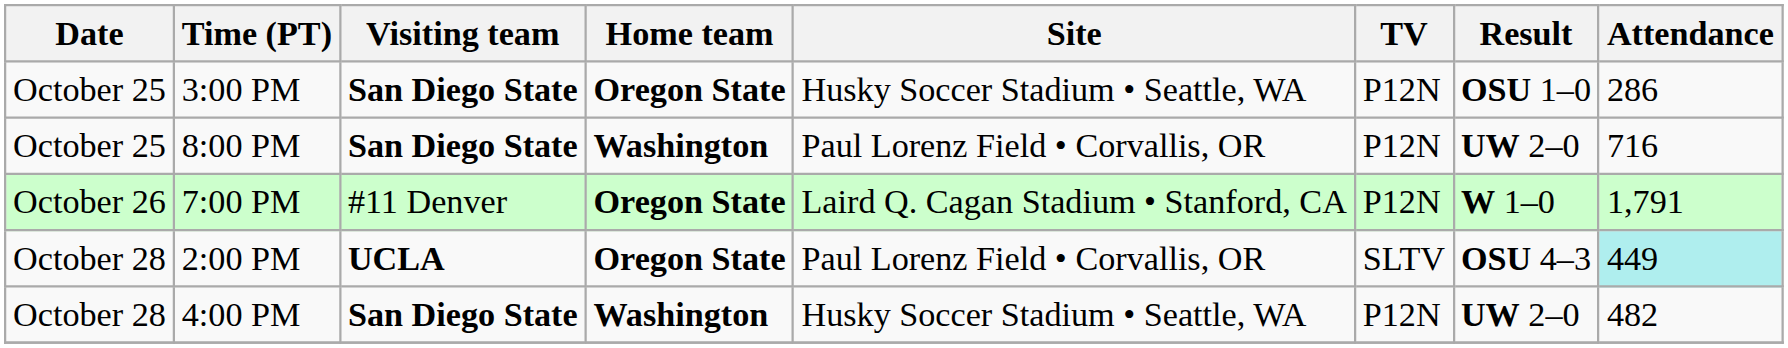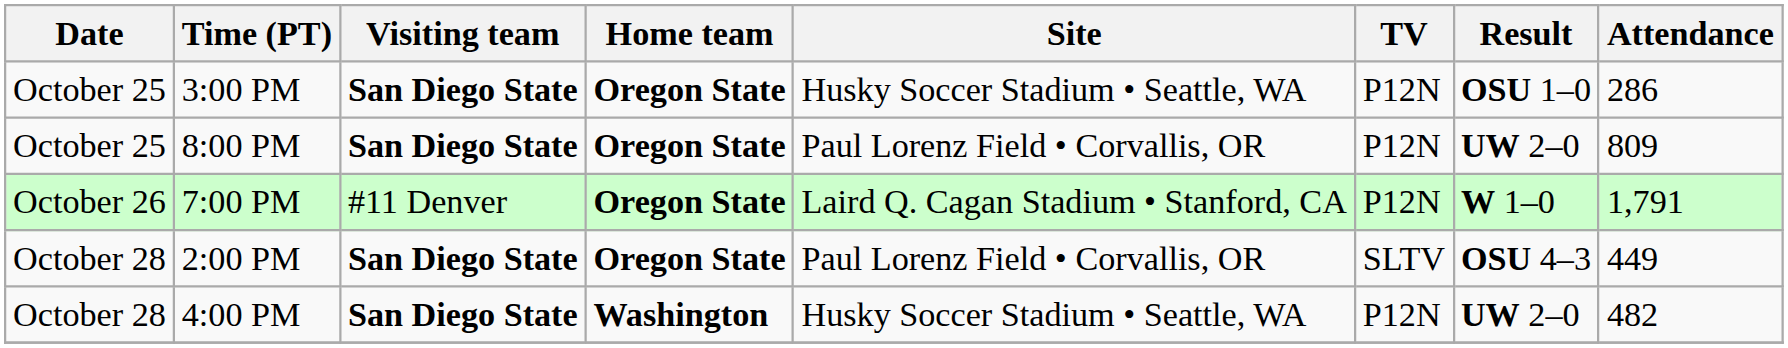(681, 145) Washington -> (690, 145) Oregon State
(1633, 145) 716 -> (1633, 145) 809
(396, 258) UCLA -> (463, 258) San Diego State
(1633, 258) paleturquoise background -> (1633, 258) no background
